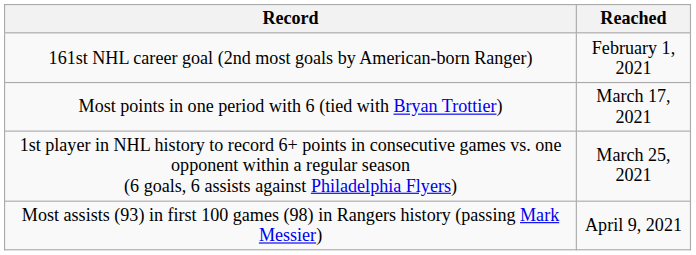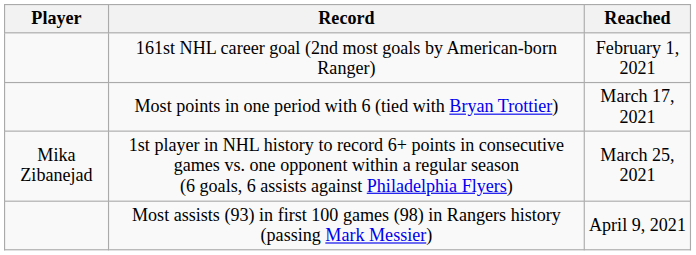+ column: (56, 18)
